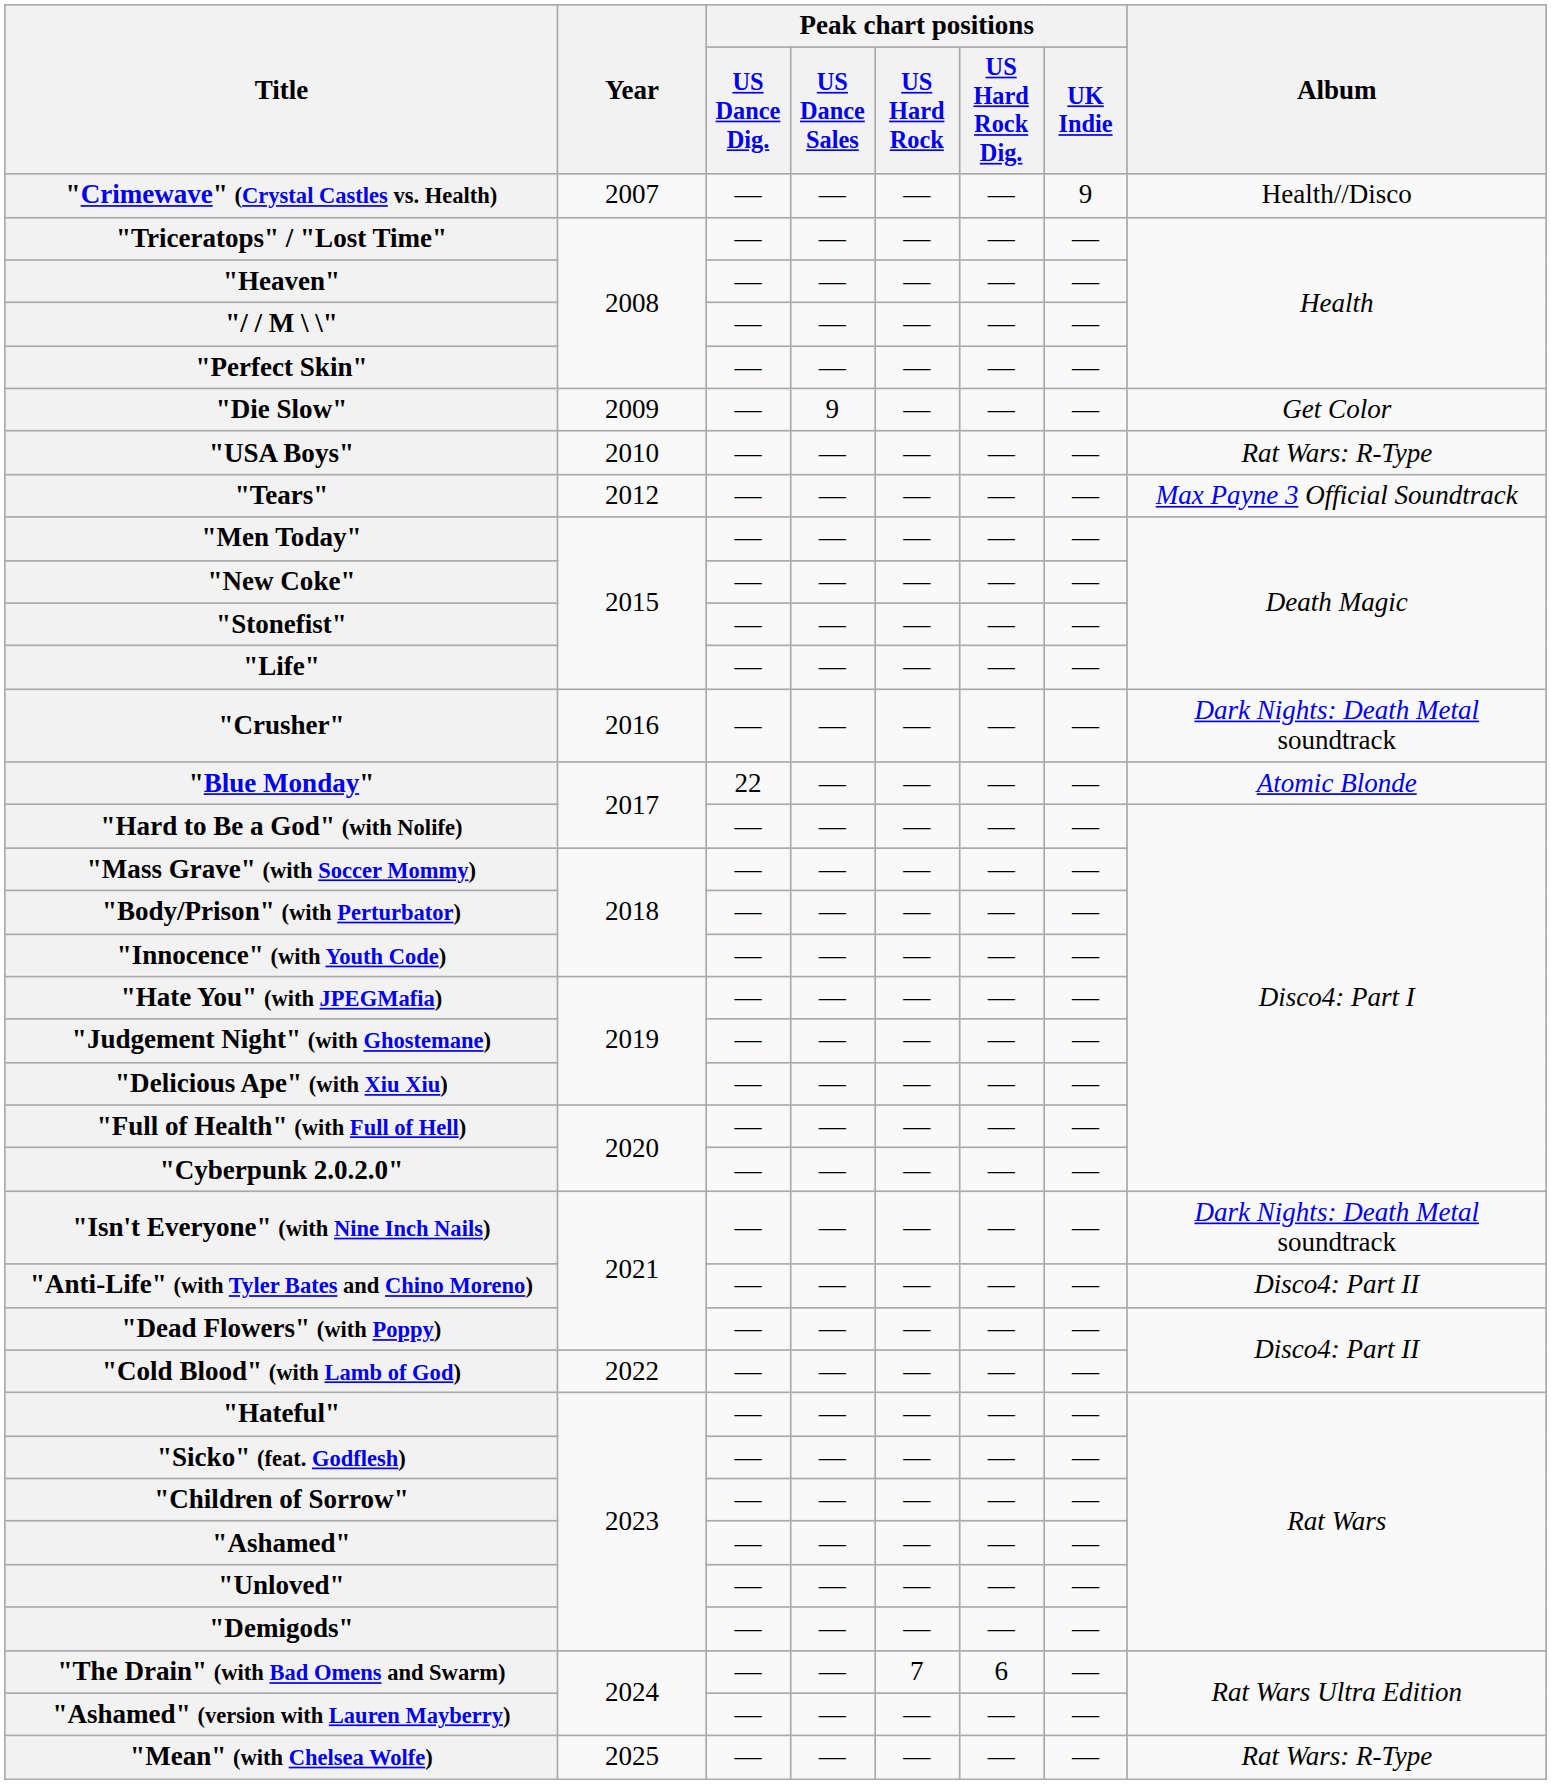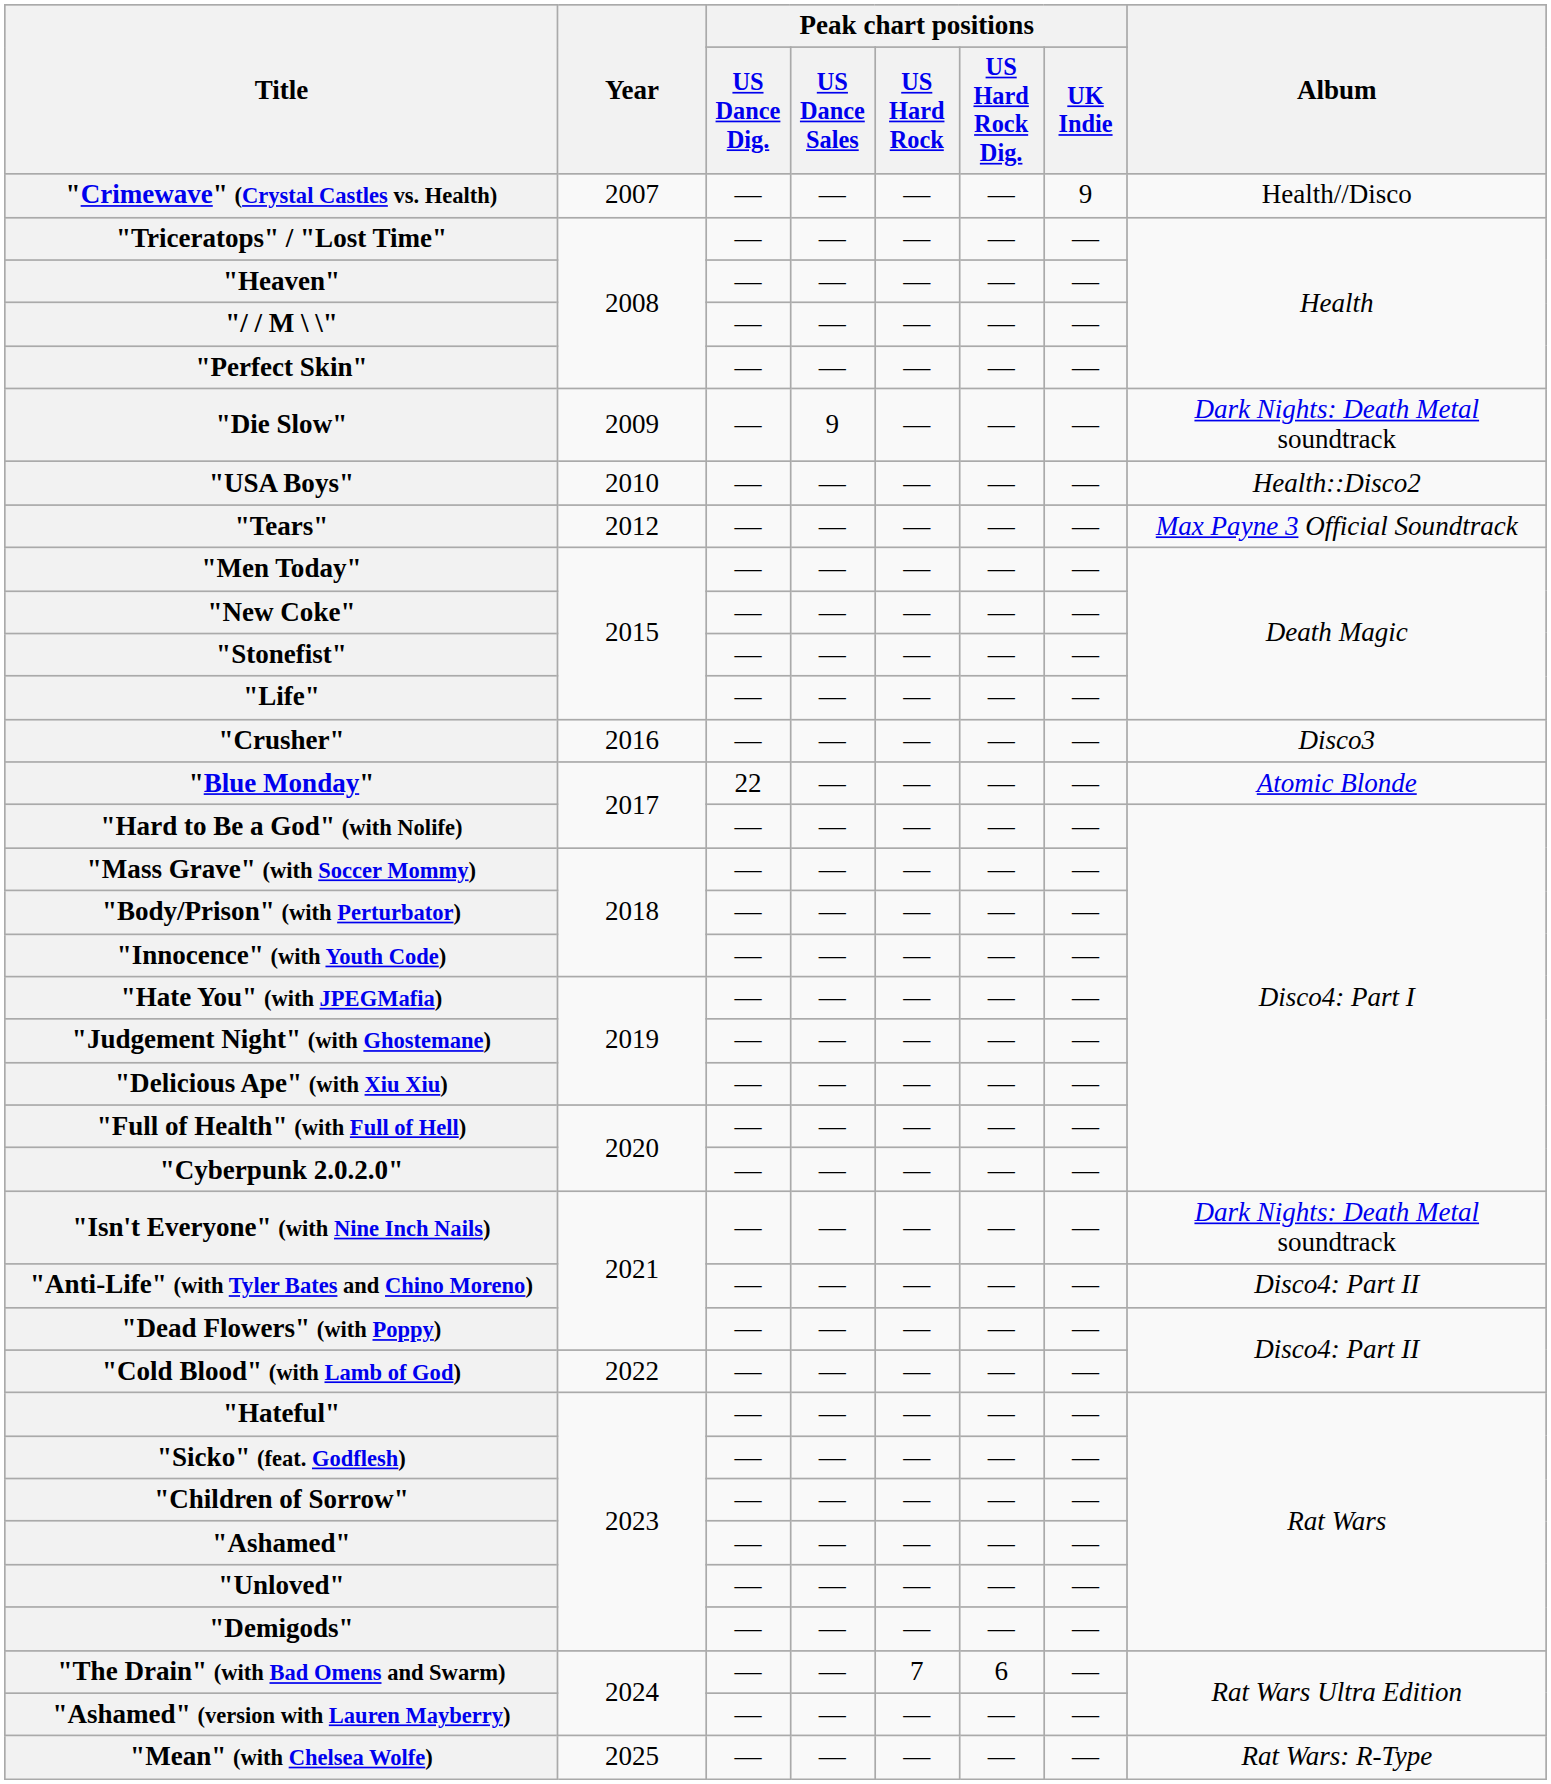(1337, 409) Get Color -> (1337, 424) Dark Nights: Death Metal soundtrack
(1337, 452) Rat Wars: R-Type -> (1337, 482) Health::Disco2
(1337, 724) Dark Nights: Death Metal soundtrack -> (1337, 740) Disco3
